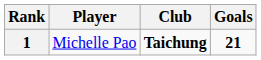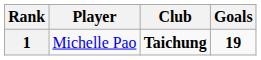(233, 42) 21 -> (233, 42) 19
